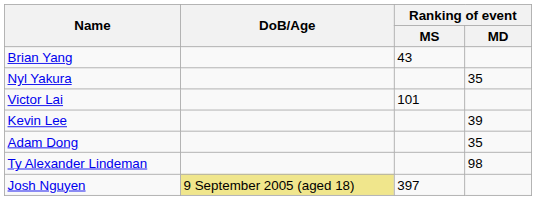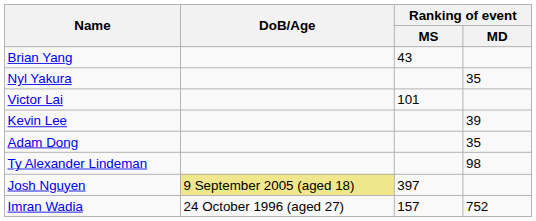+ row: (45, 206)
